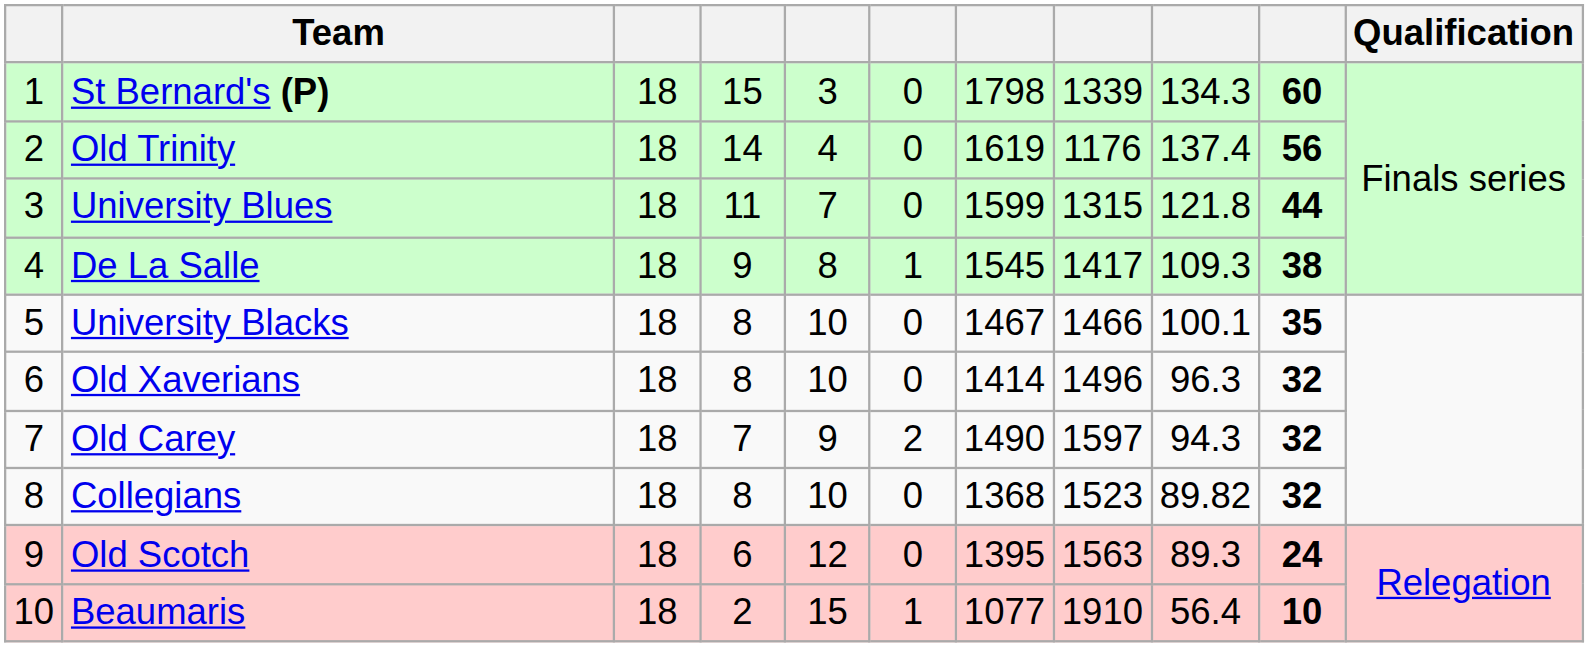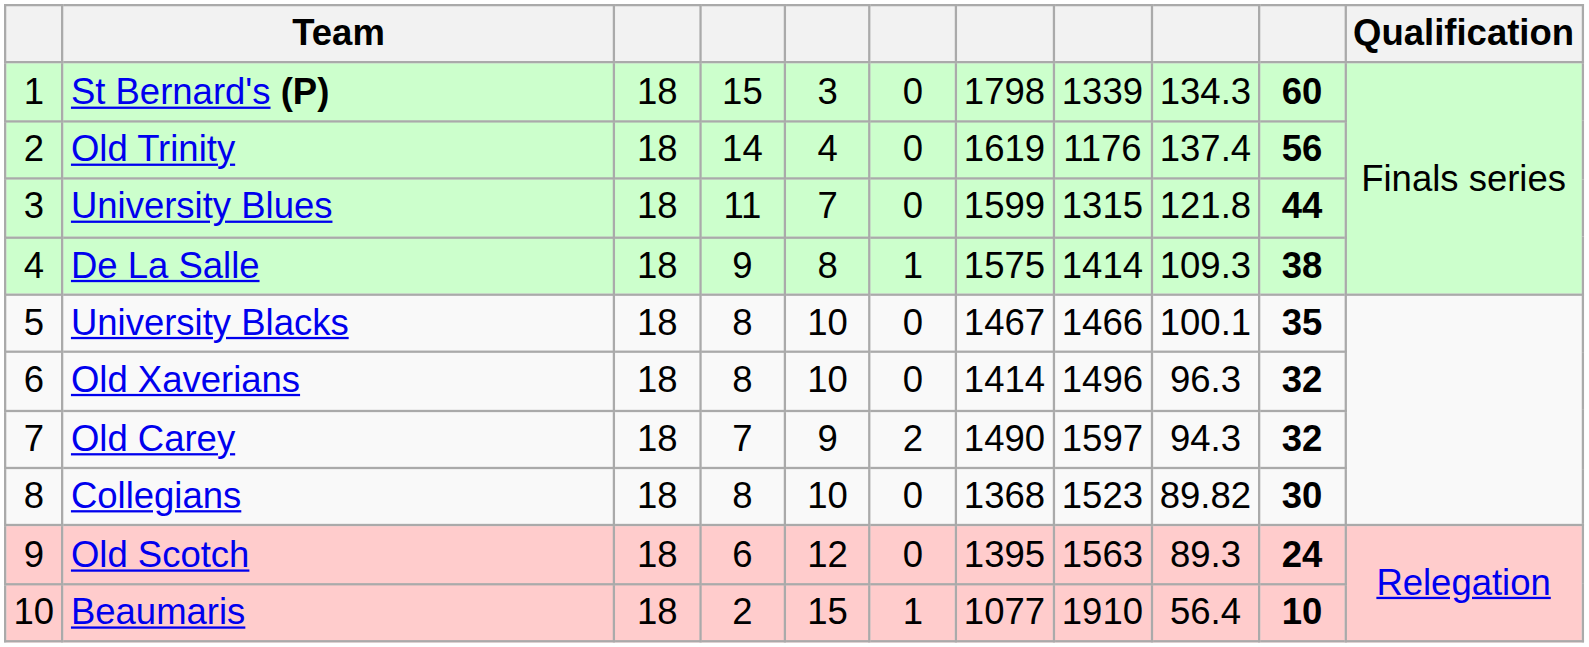(1004, 264) 1545 -> (1004, 264) 1575
(1102, 264) 1417 -> (1102, 264) 1414
(1302, 496) 32 -> (1302, 496) 30
